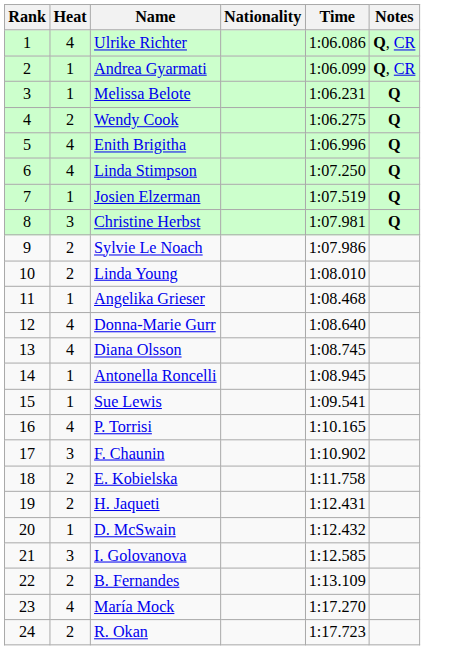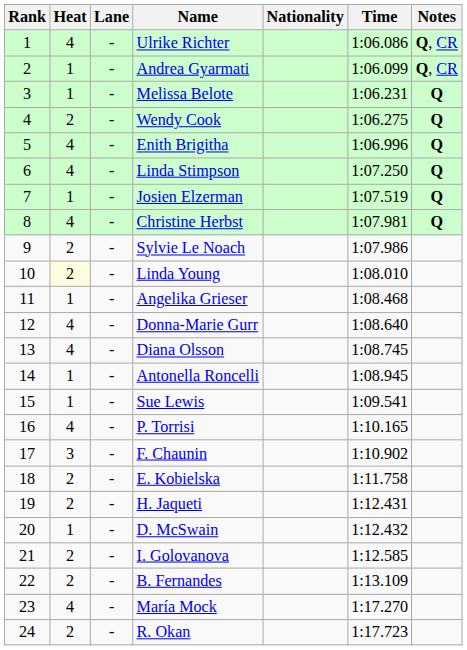+ column: (112, 17)
(70, 222) 3 -> (70, 222) 4
(70, 273) no background -> (70, 273) lightyellow background
(70, 555) 3 -> (70, 555) 2
